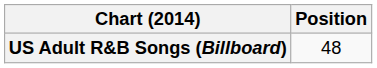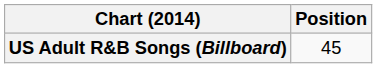(331, 47) 48 -> (331, 47) 45
